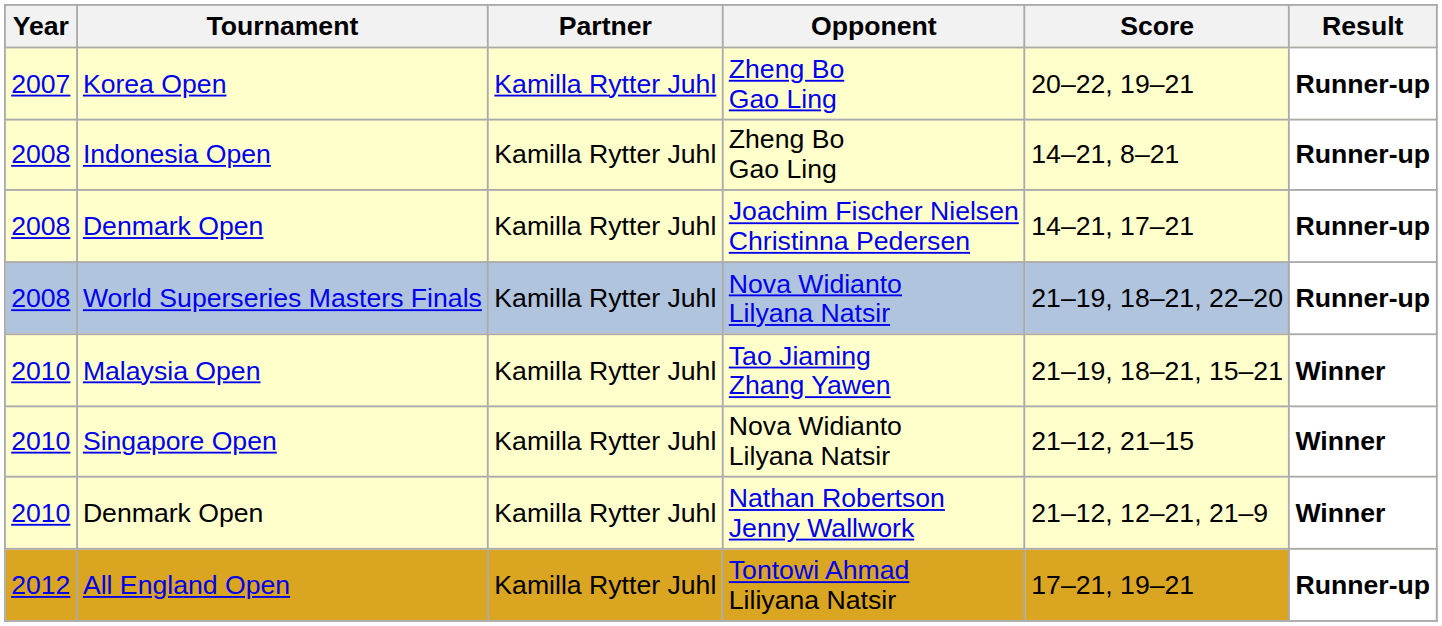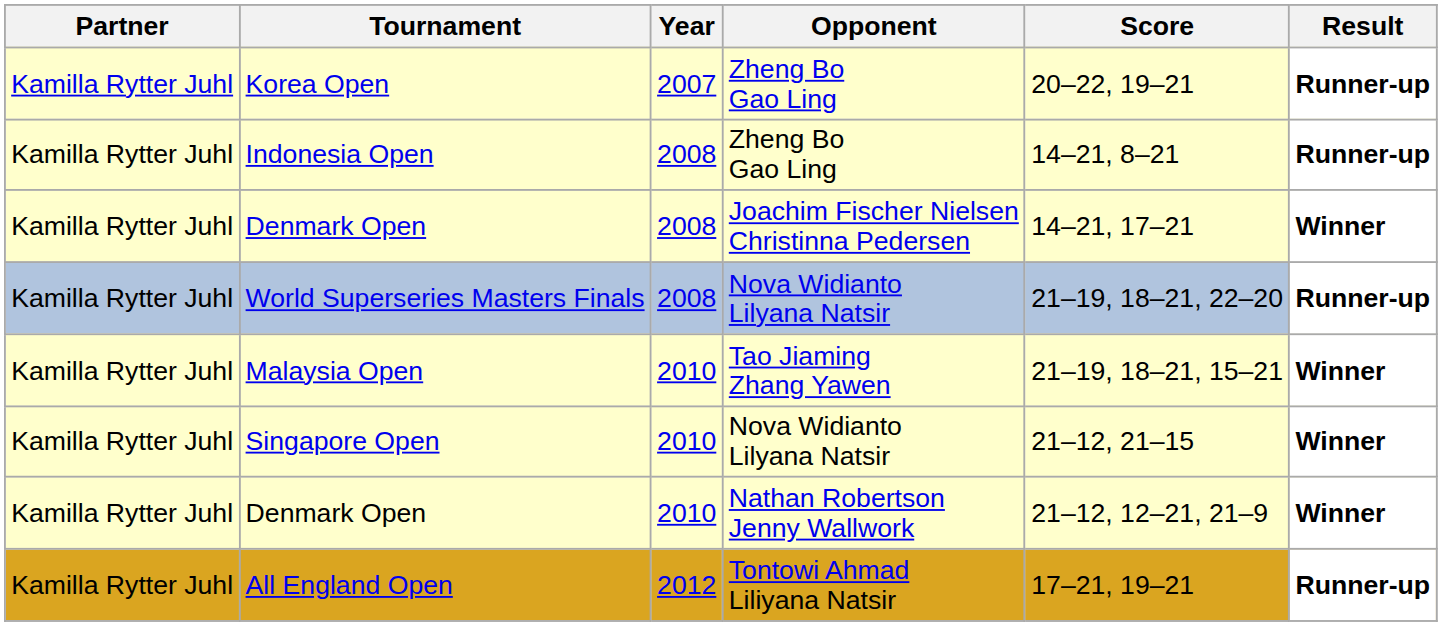columns swapped: (41, 26) <-> (605, 26)
(1363, 227) Runner-up -> (1340, 227) Winner
